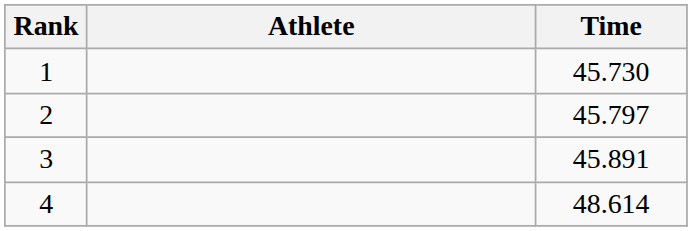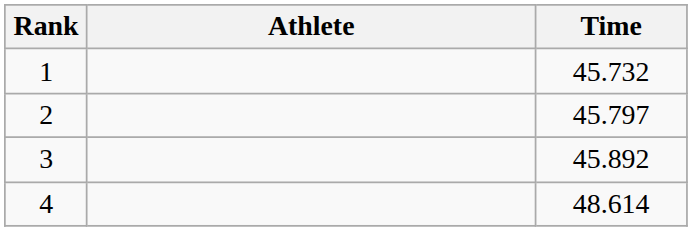(611, 70) 45.730 -> (611, 70) 45.732
(611, 159) 45.891 -> (611, 159) 45.892
